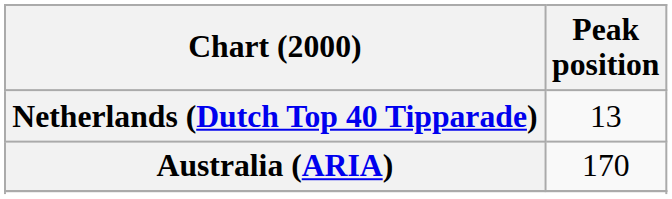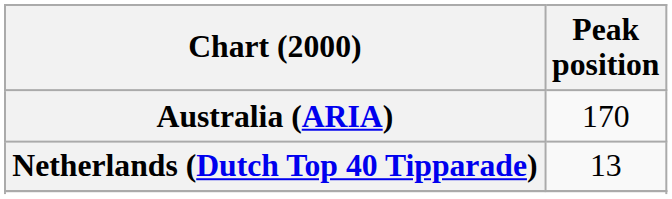rows swapped: (275, 165) <-> (275, 115)
